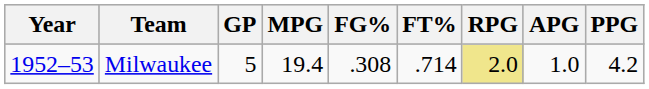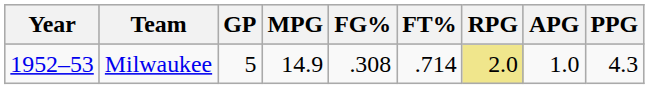(302, 63) 19.4 -> (302, 63) 14.9
(623, 63) 4.2 -> (623, 63) 4.3
